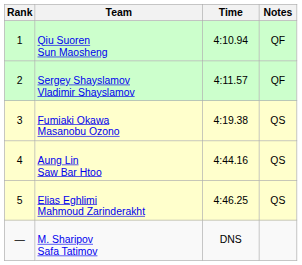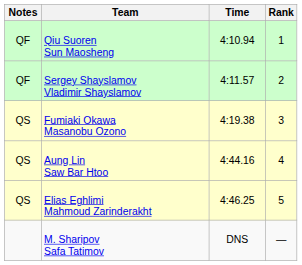columns swapped: (20, 12) <-> (278, 12)
